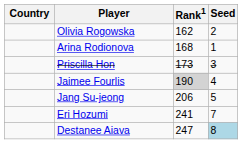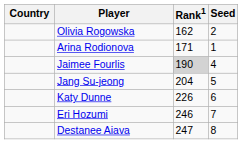(184, 48) 168 -> (184, 48) 171
- row: (86, 65)
(184, 98) 206 -> (184, 81) 204
+ row: (84, 98)
(184, 114) 241 -> (184, 114) 246
(214, 131) lightblue background -> (214, 131) no background
